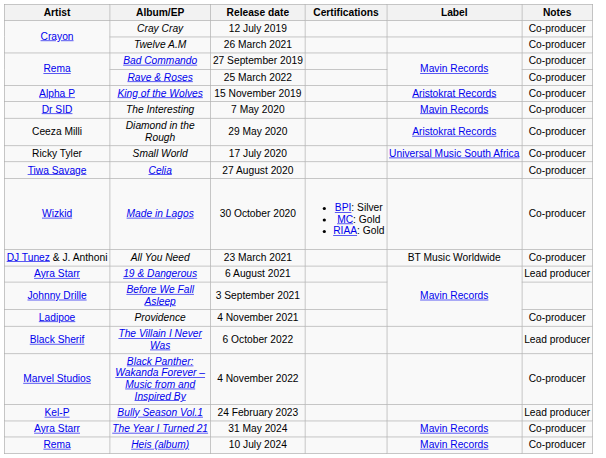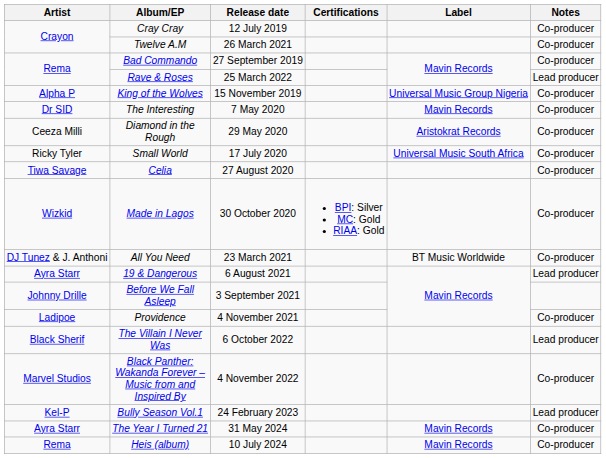(557, 77) Co-producer -> (566, 77) Lead producer
(454, 93) Aristokrat Records -> (459, 93) Universal Music Group Nigeria
